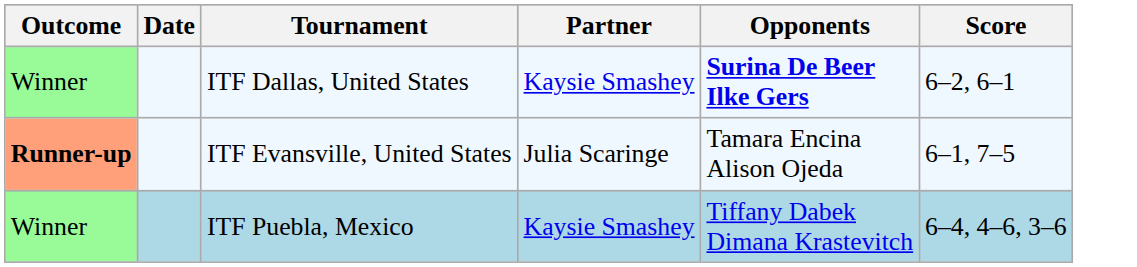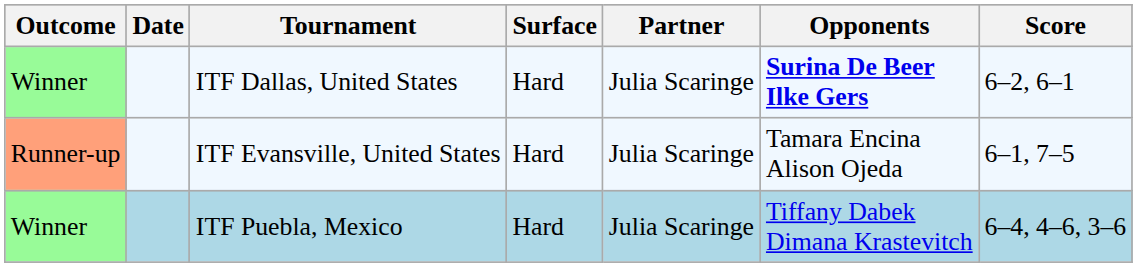+ column: (555, 24)
(609, 81) Kaysie Smashey -> (681, 81) Julia Scaringe
(71, 153) bold -> (66, 153) normal
(609, 225) Kaysie Smashey -> (681, 225) Julia Scaringe
